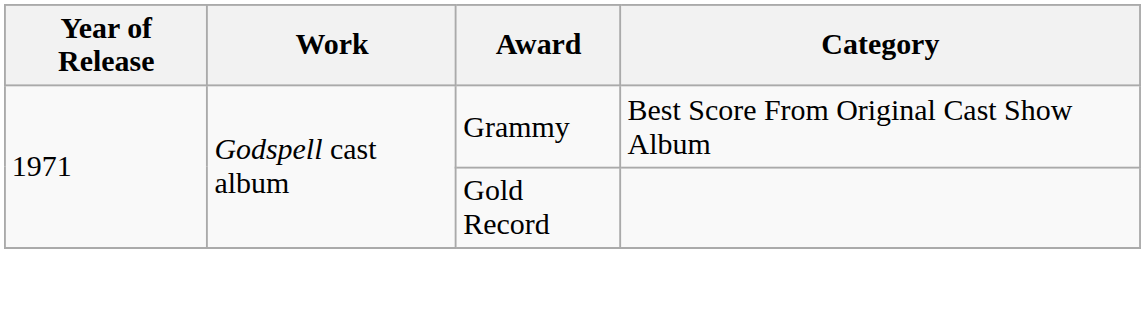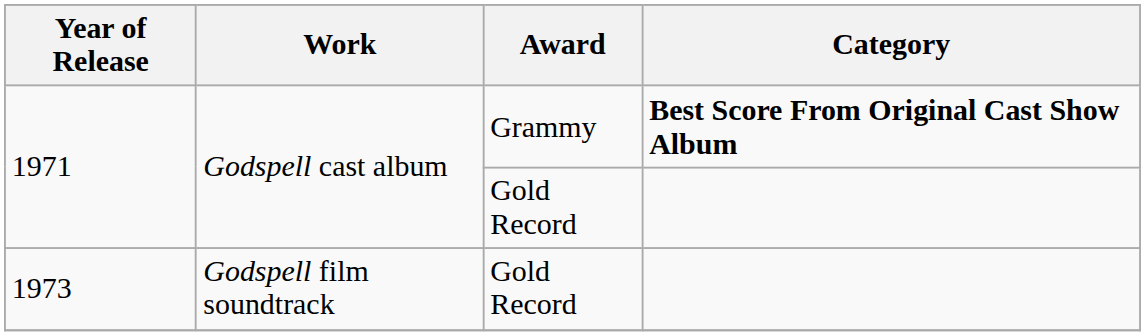(850, 126) normal -> (884, 126) bold
+ row: (42, 288)
